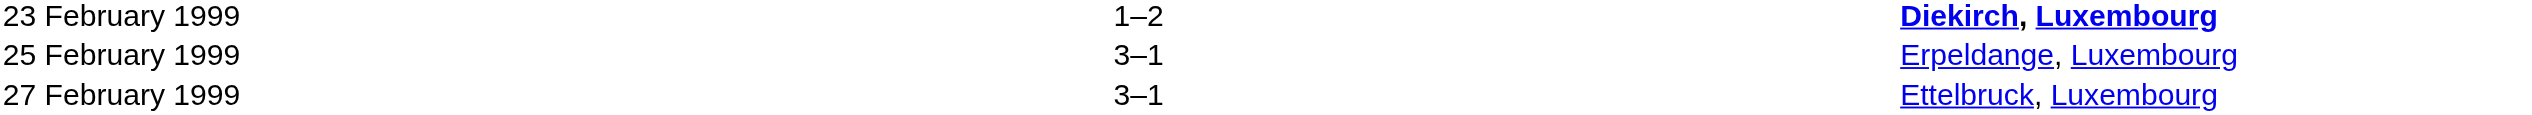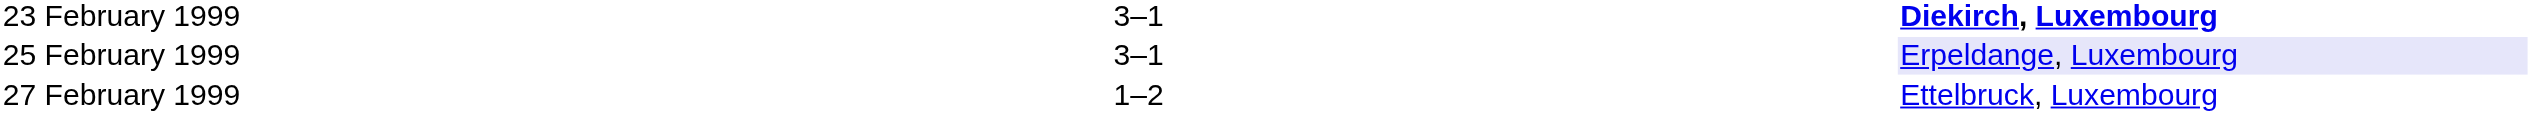(1139, 15) 1–2 -> (1139, 15) 3–1
(2069, 55) no background -> (2069, 55) lavender background
(1139, 94) 3–1 -> (1139, 94) 1–2
